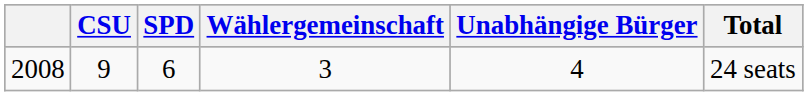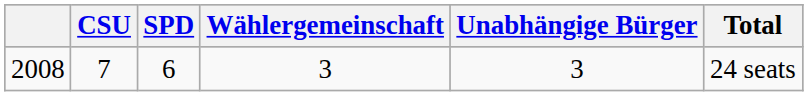(104, 68) 9 -> (104, 68) 7
(577, 68) 4 -> (577, 68) 3
